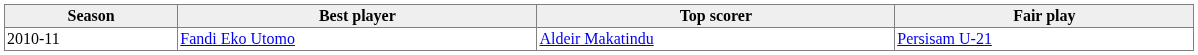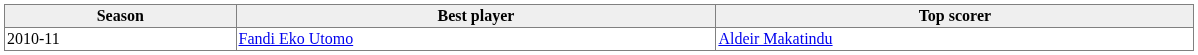- column: (1044, 16)
